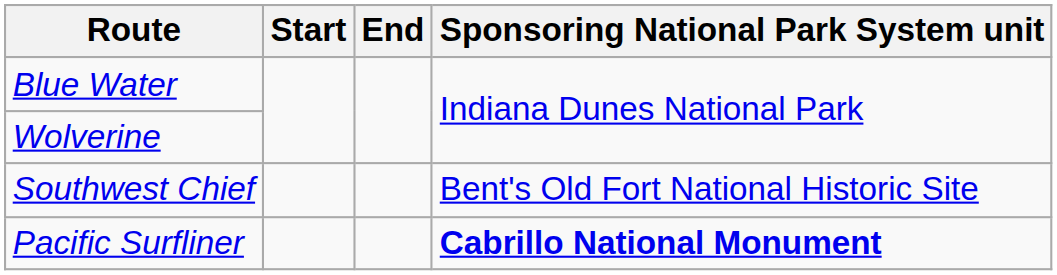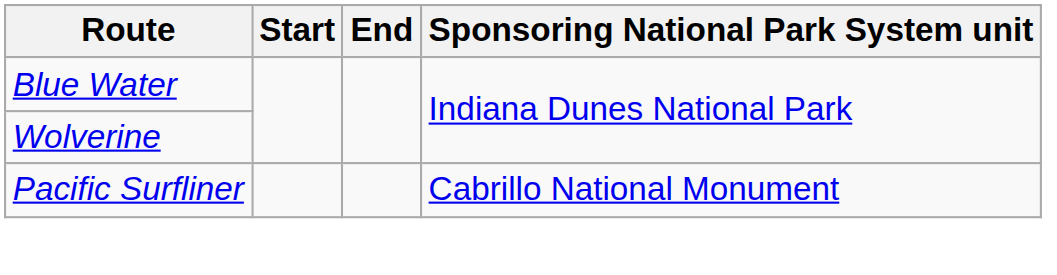- row: (134, 189)
(661, 242) bold -> (634, 189) normal
